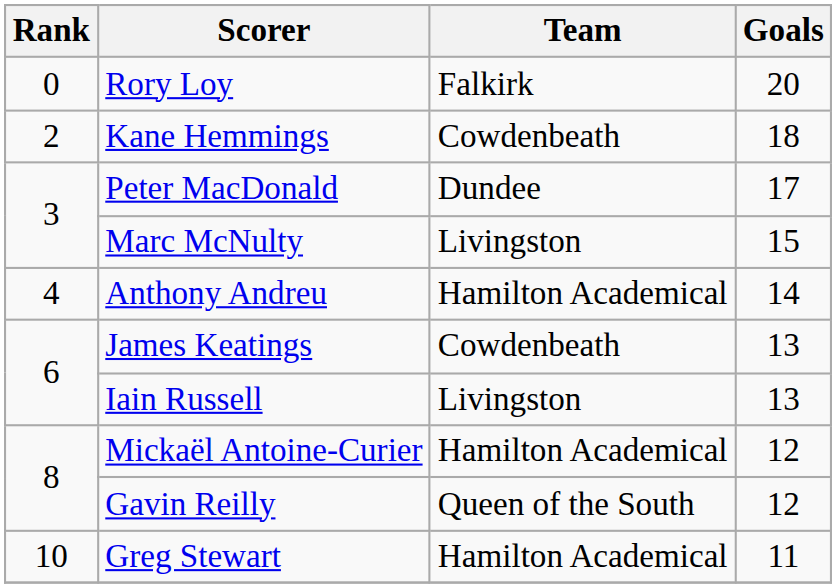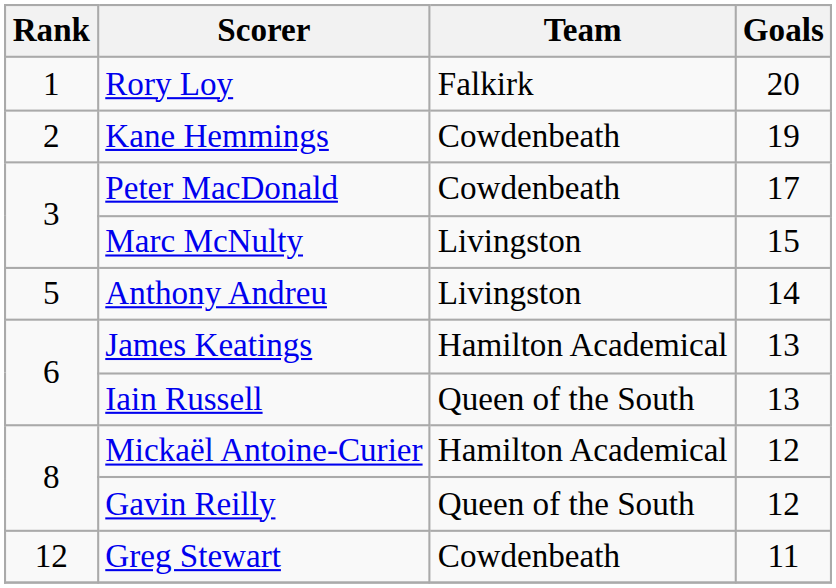(51, 83) 0 -> (51, 83) 1
(783, 135) 18 -> (783, 135) 19
(489, 188) Dundee -> (529, 188) Cowdenbeath
(51, 293) 4 -> (51, 293) 5
(583, 293) Hamilton Academical -> (510, 293) Livingston
(529, 345) Cowdenbeath -> (583, 345) Hamilton Academical
(510, 398) Livingston -> (566, 398) Queen of the South
(51, 556) 10 -> (51, 556) 12
(583, 556) Hamilton Academical -> (529, 556) Cowdenbeath
